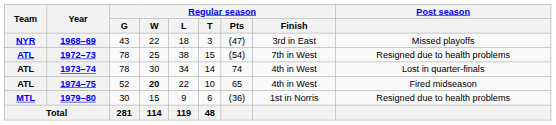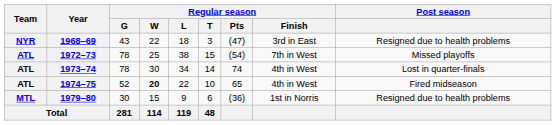(443, 41) Missed playoffs -> (443, 41) Resigned due to health problems
(443, 55) Resigned due to health problems -> (443, 55) Missed playoffs
